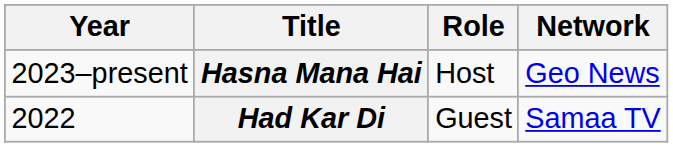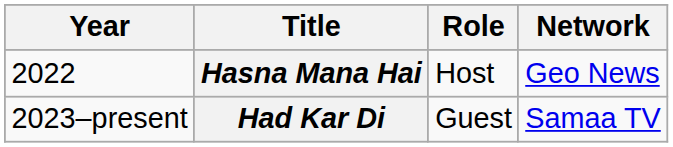(100, 73) 2023–present -> (44, 73) 2022
(44, 118) 2022 -> (100, 118) 2023–present
